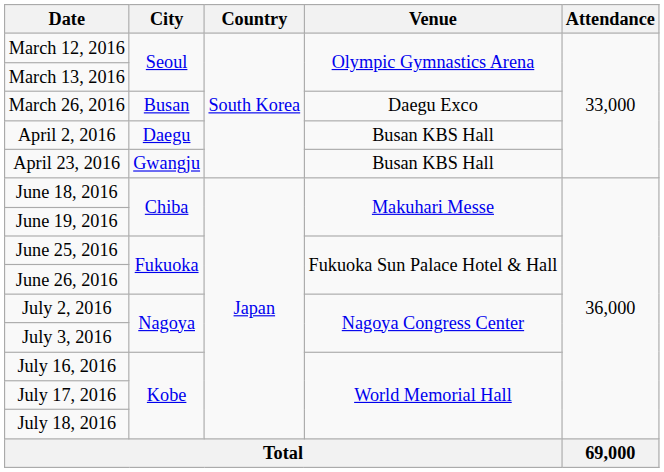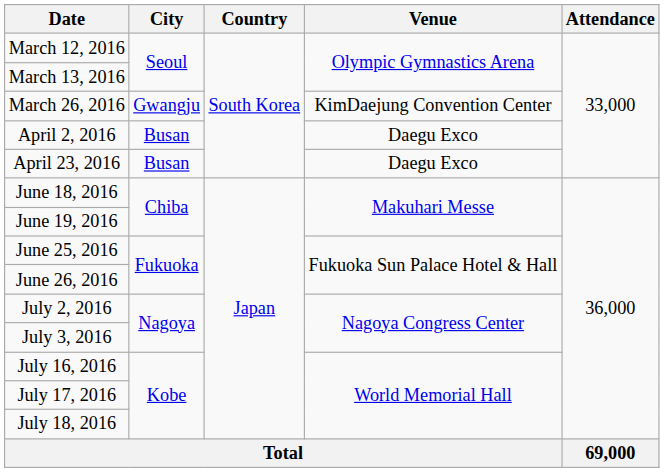(167, 105) Busan -> (167, 105) Gwangju
(433, 105) Daegu Exco -> (433, 105) KimDaejung Convention Center
(167, 134) Daegu -> (167, 134) Busan
(433, 134) Busan KBS Hall -> (433, 134) Daegu Exco
(167, 163) Gwangju -> (167, 163) Busan
(433, 163) Busan KBS Hall -> (433, 163) Daegu Exco
